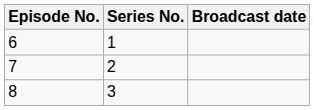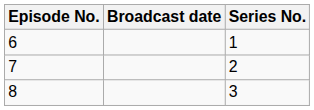columns swapped: (146, 17) <-> (249, 17)
